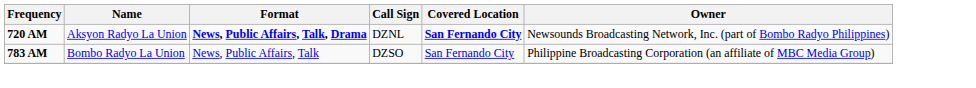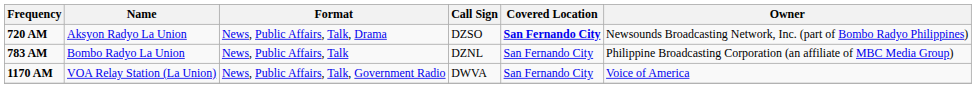(280, 34) bold -> (304, 34) normal
(388, 34) DZNL -> (467, 34) DZSO
(388, 54) DZSO -> (467, 54) DZNL
+ row: (30, 73)
